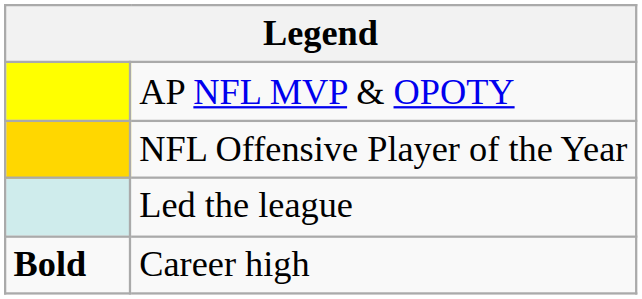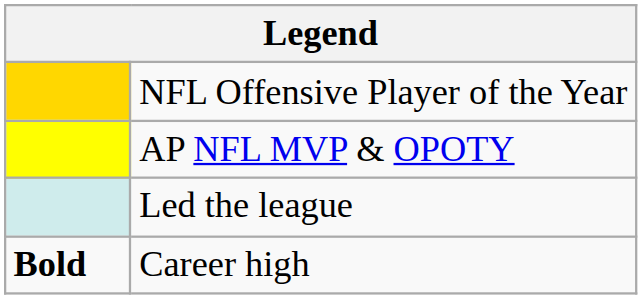rows swapped: (327, 90) <-> (383, 148)
